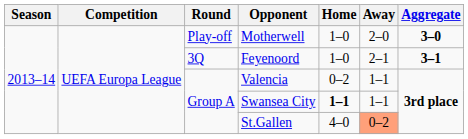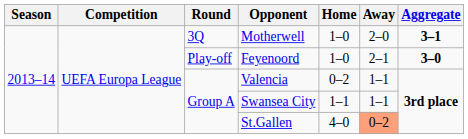(210, 36) Play-off -> (196, 36) 3Q
(431, 36) 3–0 -> (431, 36) 3–1
(196, 58) 3Q -> (210, 58) Play-off
(431, 58) 3–1 -> (431, 58) 3–0
(339, 101) bold -> (339, 101) normal
